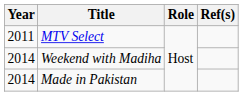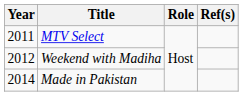(21, 58) 2014 -> (21, 58) 2012
